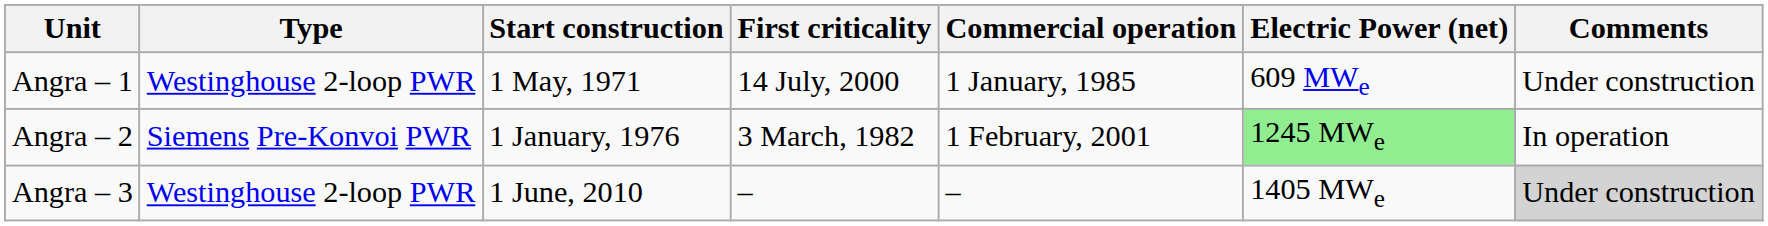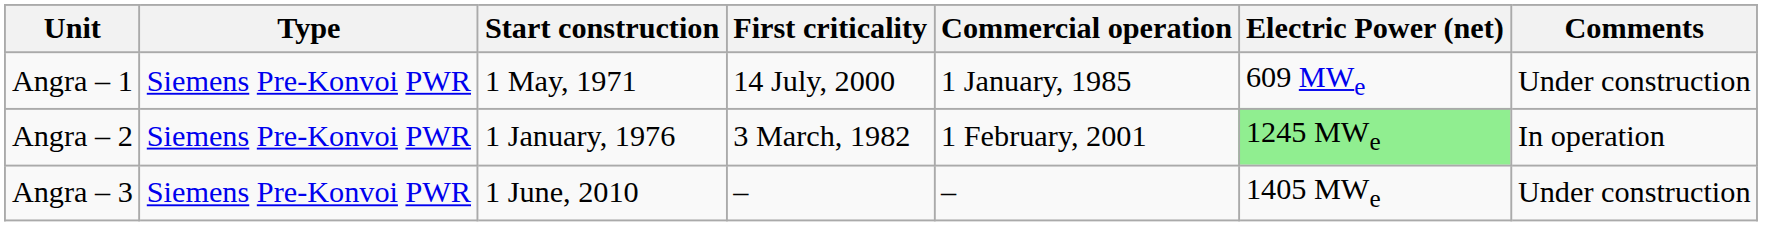(311, 80) Westinghouse 2-loop PWR -> (309, 80) Siemens Pre-Konvoi PWR
(311, 192) Westinghouse 2-loop PWR -> (309, 192) Siemens Pre-Konvoi PWR
(1639, 192) lightgrey background -> (1634, 192) no background
